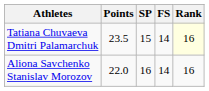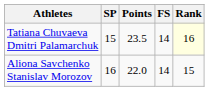columns swapped: (119, 14) <-> (145, 14)
(189, 71) 16 -> (189, 71) 15
